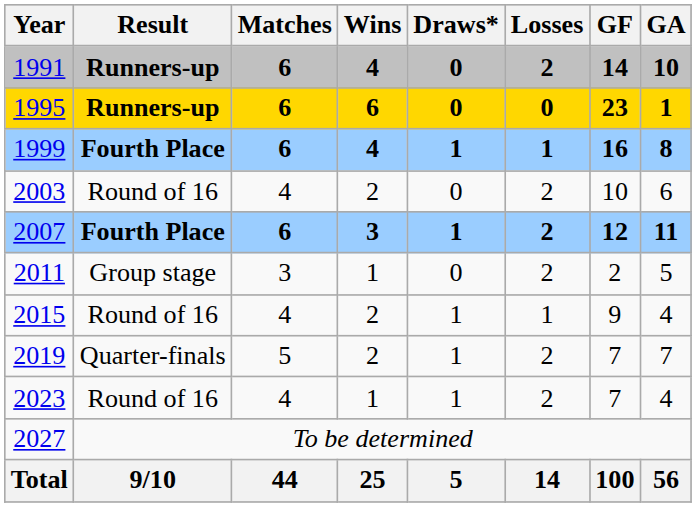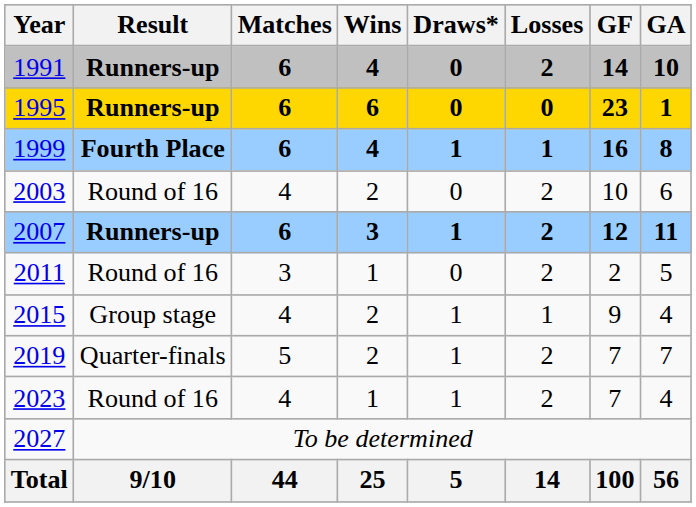(153, 231) Fourth Place -> (153, 231) Runners-up
(153, 273) Group stage -> (153, 273) Round of 16
(153, 314) Round of 16 -> (153, 314) Group stage
